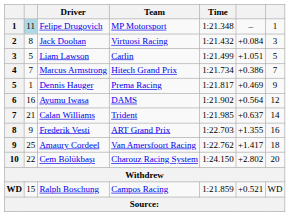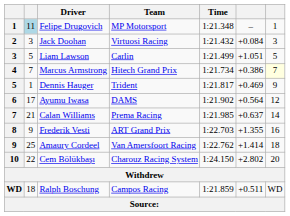(31, 41) 8 -> (31, 41) 3
(275, 70) no background -> (275, 70) lightyellow background
(136, 85) Prema Racing -> (124, 85) Trident
(31, 100) 16 -> (31, 100) 17
(124, 115) Trident -> (136, 115) Prema Racing
(251, 144) +1.417 -> (251, 144) +1.414
(31, 189) 15 -> (31, 189) 18
(251, 189) +0.521 -> (251, 189) +0.511
